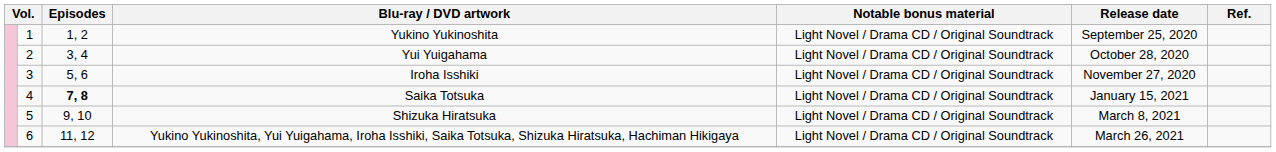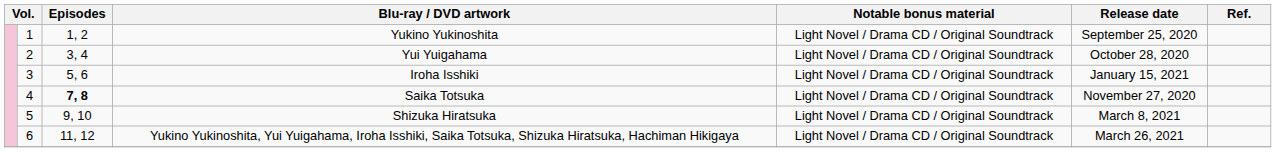(1139, 75) November 27, 2020 -> (1139, 75) January 15, 2021
(1139, 95) January 15, 2021 -> (1139, 95) November 27, 2020
